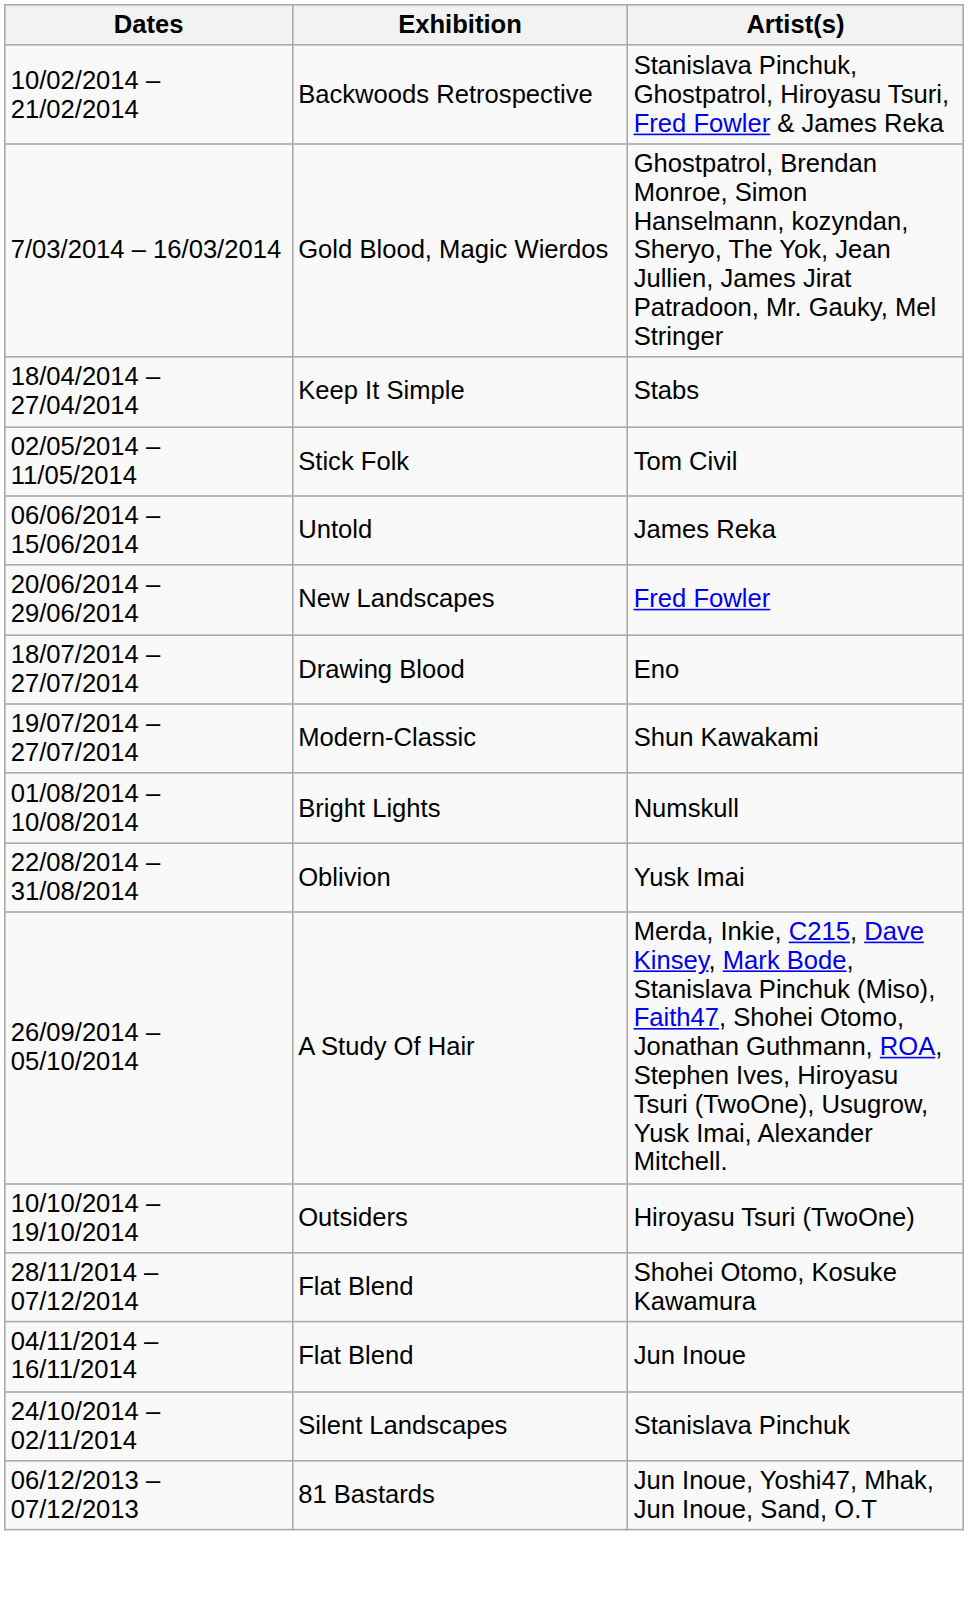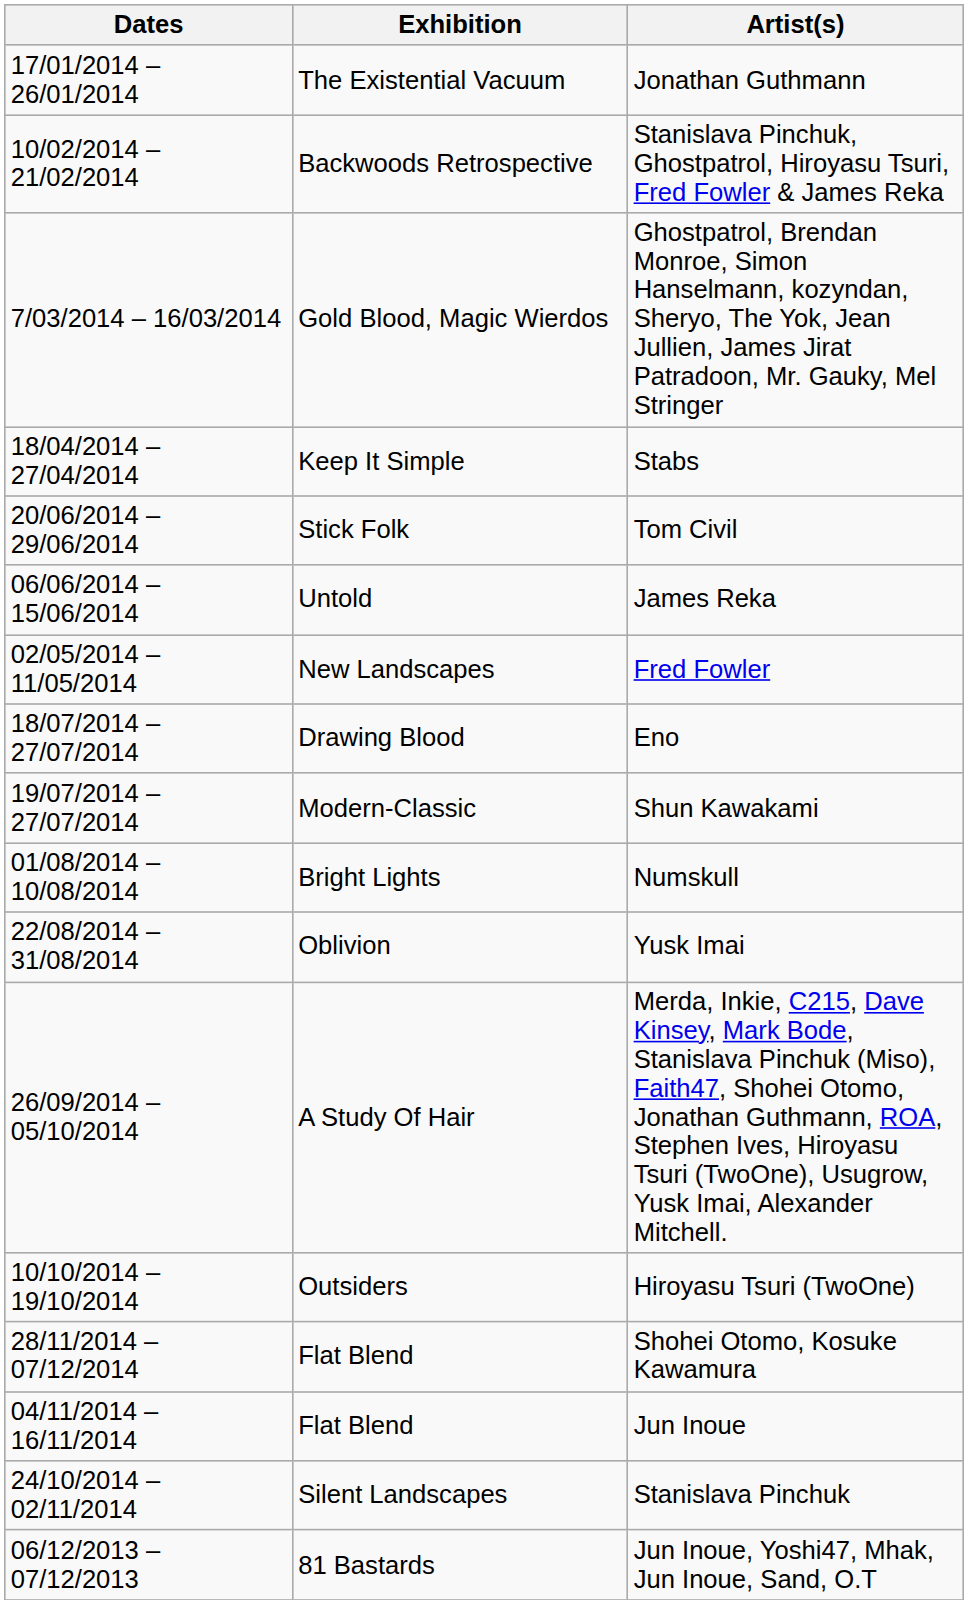+ row: (750, 79)
(85, 460) 02/05/2014 – 11/05/2014 -> (85, 530) 20/06/2014 – 29/06/2014
(85, 599) 20/06/2014 – 29/06/2014 -> (85, 668) 02/05/2014 – 11/05/2014
